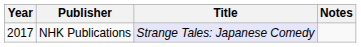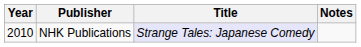(20, 32) 2017 -> (20, 32) 2010
